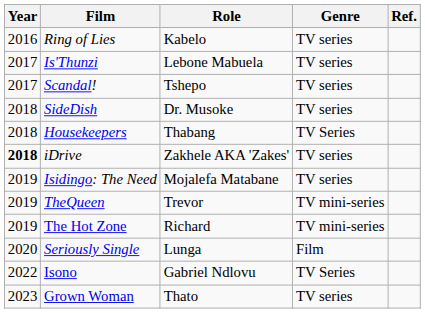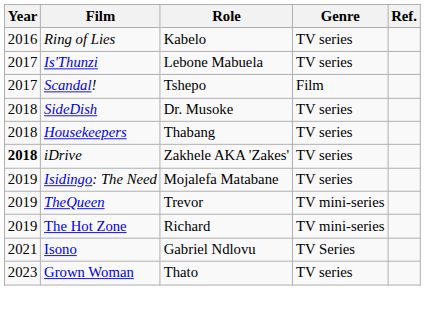(324, 86) TV series -> (310, 86) Film
(325, 132) TV Series -> (324, 132) TV series
- row: (92, 249)
(23, 272) 2022 -> (23, 249) 2021
